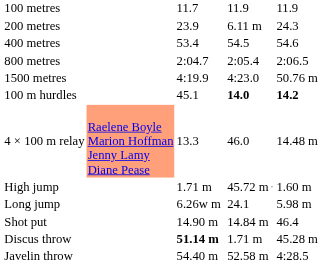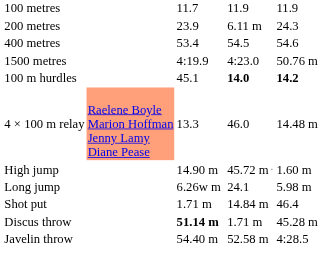- row: (32, 60)
(194, 187) 1.71 m -> (197, 169) 14.90 m
(197, 221) 14.90 m -> (194, 204) 1.71 m
